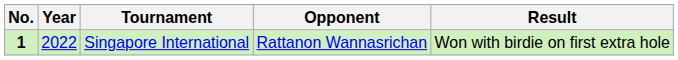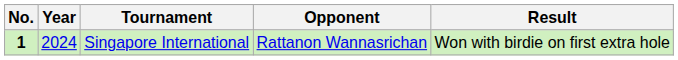(59, 43) 2022 -> (59, 43) 2024
